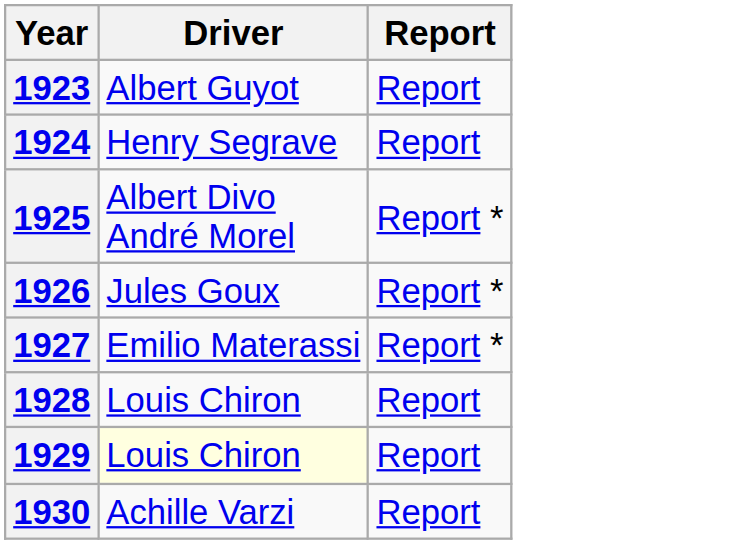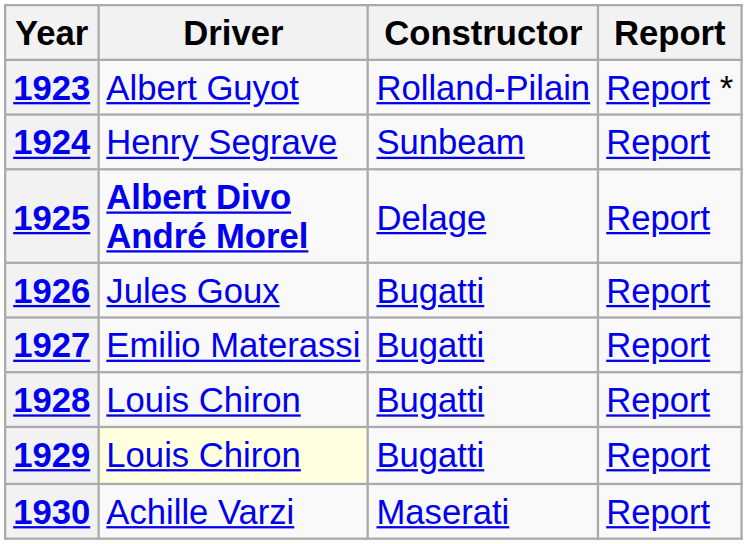+ column: (483, 33)
(428, 88) Report -> (670, 88) Report *
(201, 217) normal -> (207, 217) bold
(440, 217) Report * -> (658, 217) Report
(440, 291) Report * -> (658, 291) Report
(440, 346) Report * -> (658, 346) Report
